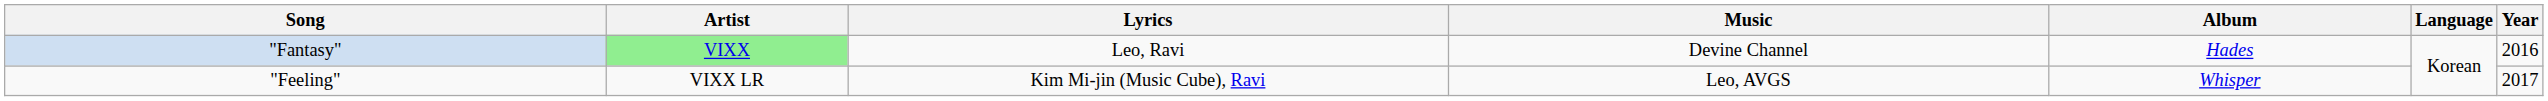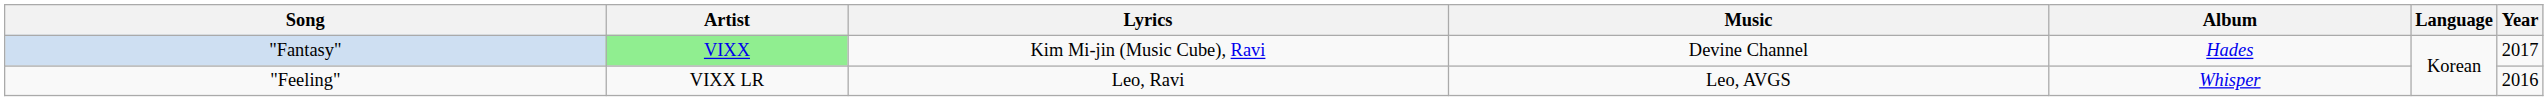(1148, 50) Leo, Ravi -> (1148, 50) Kim Mi-jin (Music Cube), Ravi
(2520, 50) 2016 -> (2520, 50) 2017
(1148, 80) Kim Mi-jin (Music Cube), Ravi -> (1148, 80) Leo, Ravi
(2520, 80) 2017 -> (2520, 80) 2016
